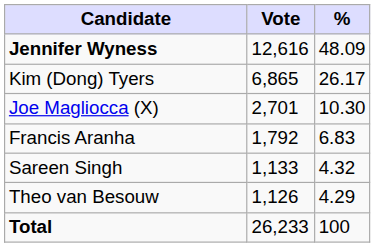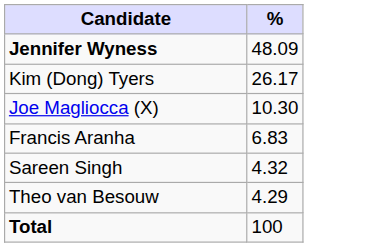- column: (281, 19)
